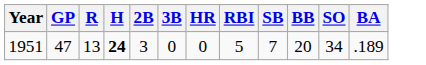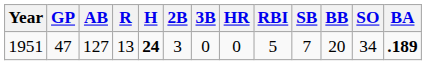+ column: (96, 18)
(369, 45) normal -> (402, 45) bold
